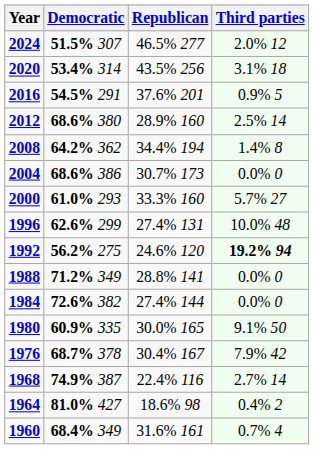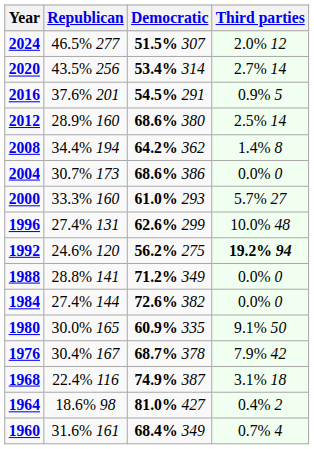columns swapped: (170, 18) <-> (86, 18)
(260, 69) 3.1% 18 -> (260, 69) 2.7% 14
(260, 379) 2.7% 14 -> (260, 379) 3.1% 18
